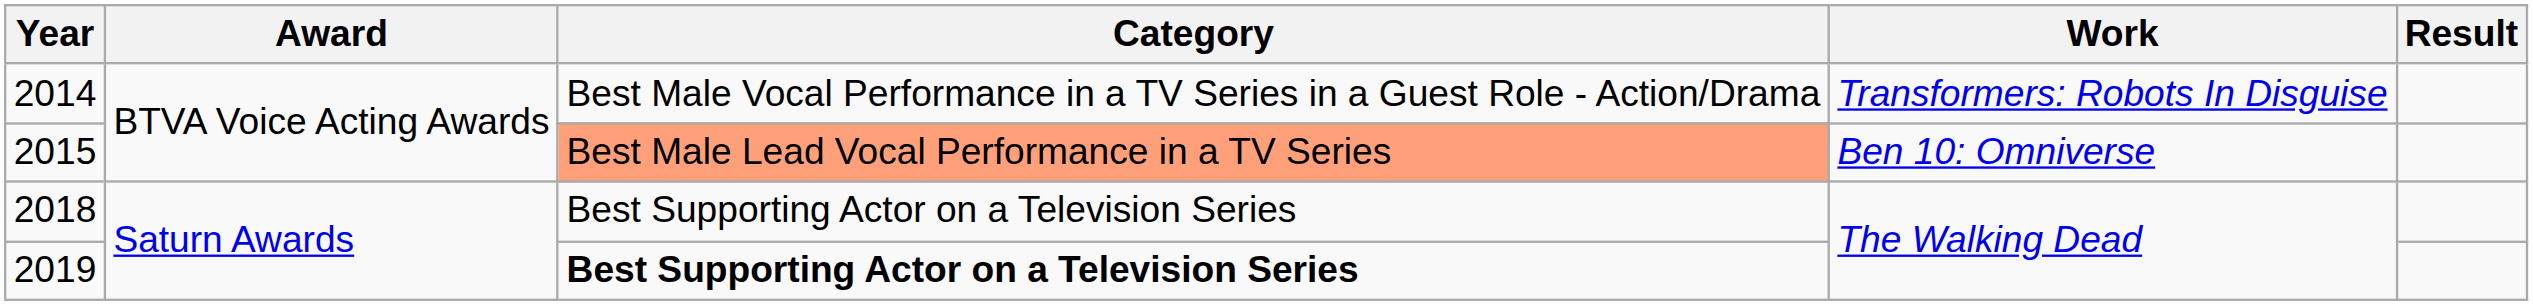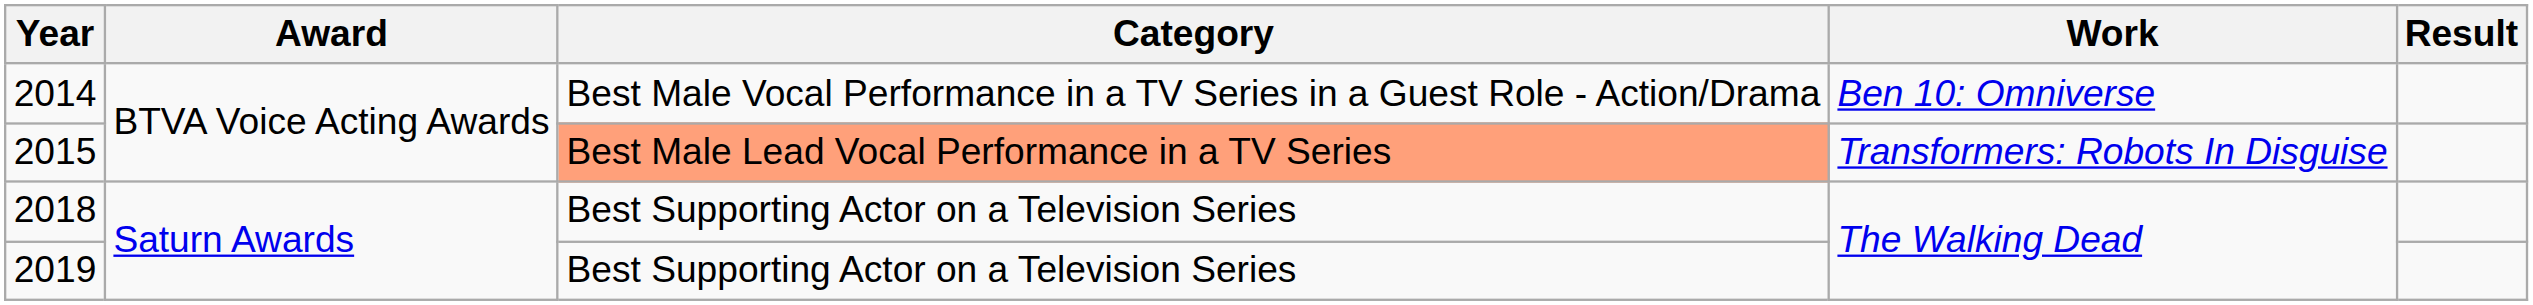(2112, 92) Transformers: Robots In Disguise -> (1996, 92) Ben 10: Omniverse
(1996, 151) Ben 10: Omniverse -> (2112, 151) Transformers: Robots In Disguise
(963, 269) bold -> (931, 269) normal
